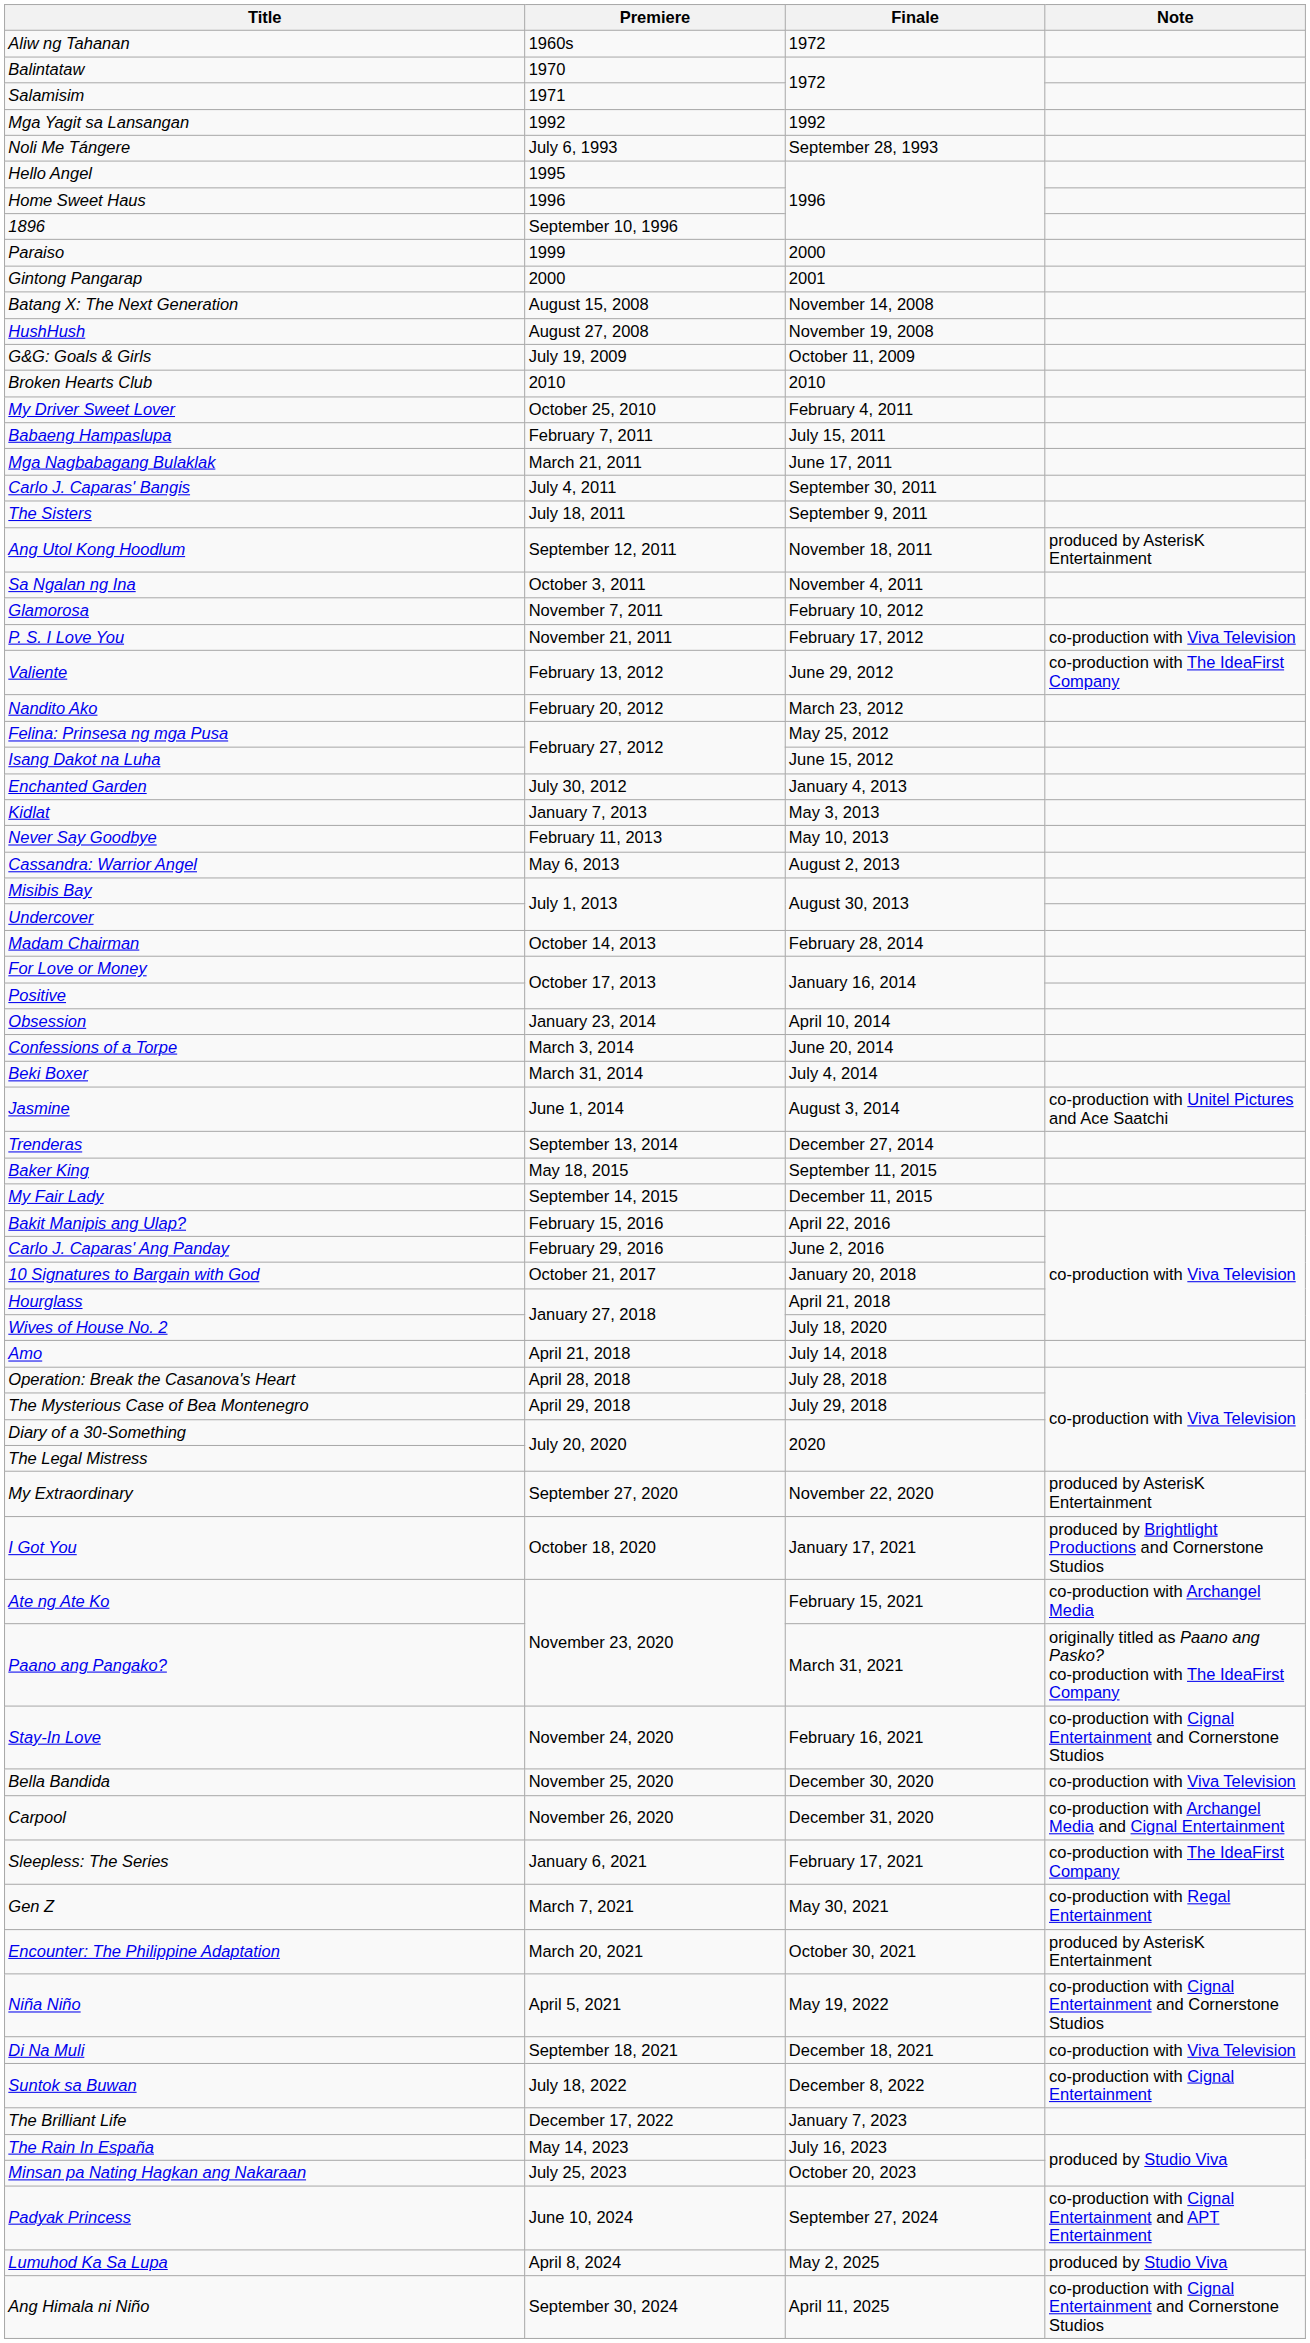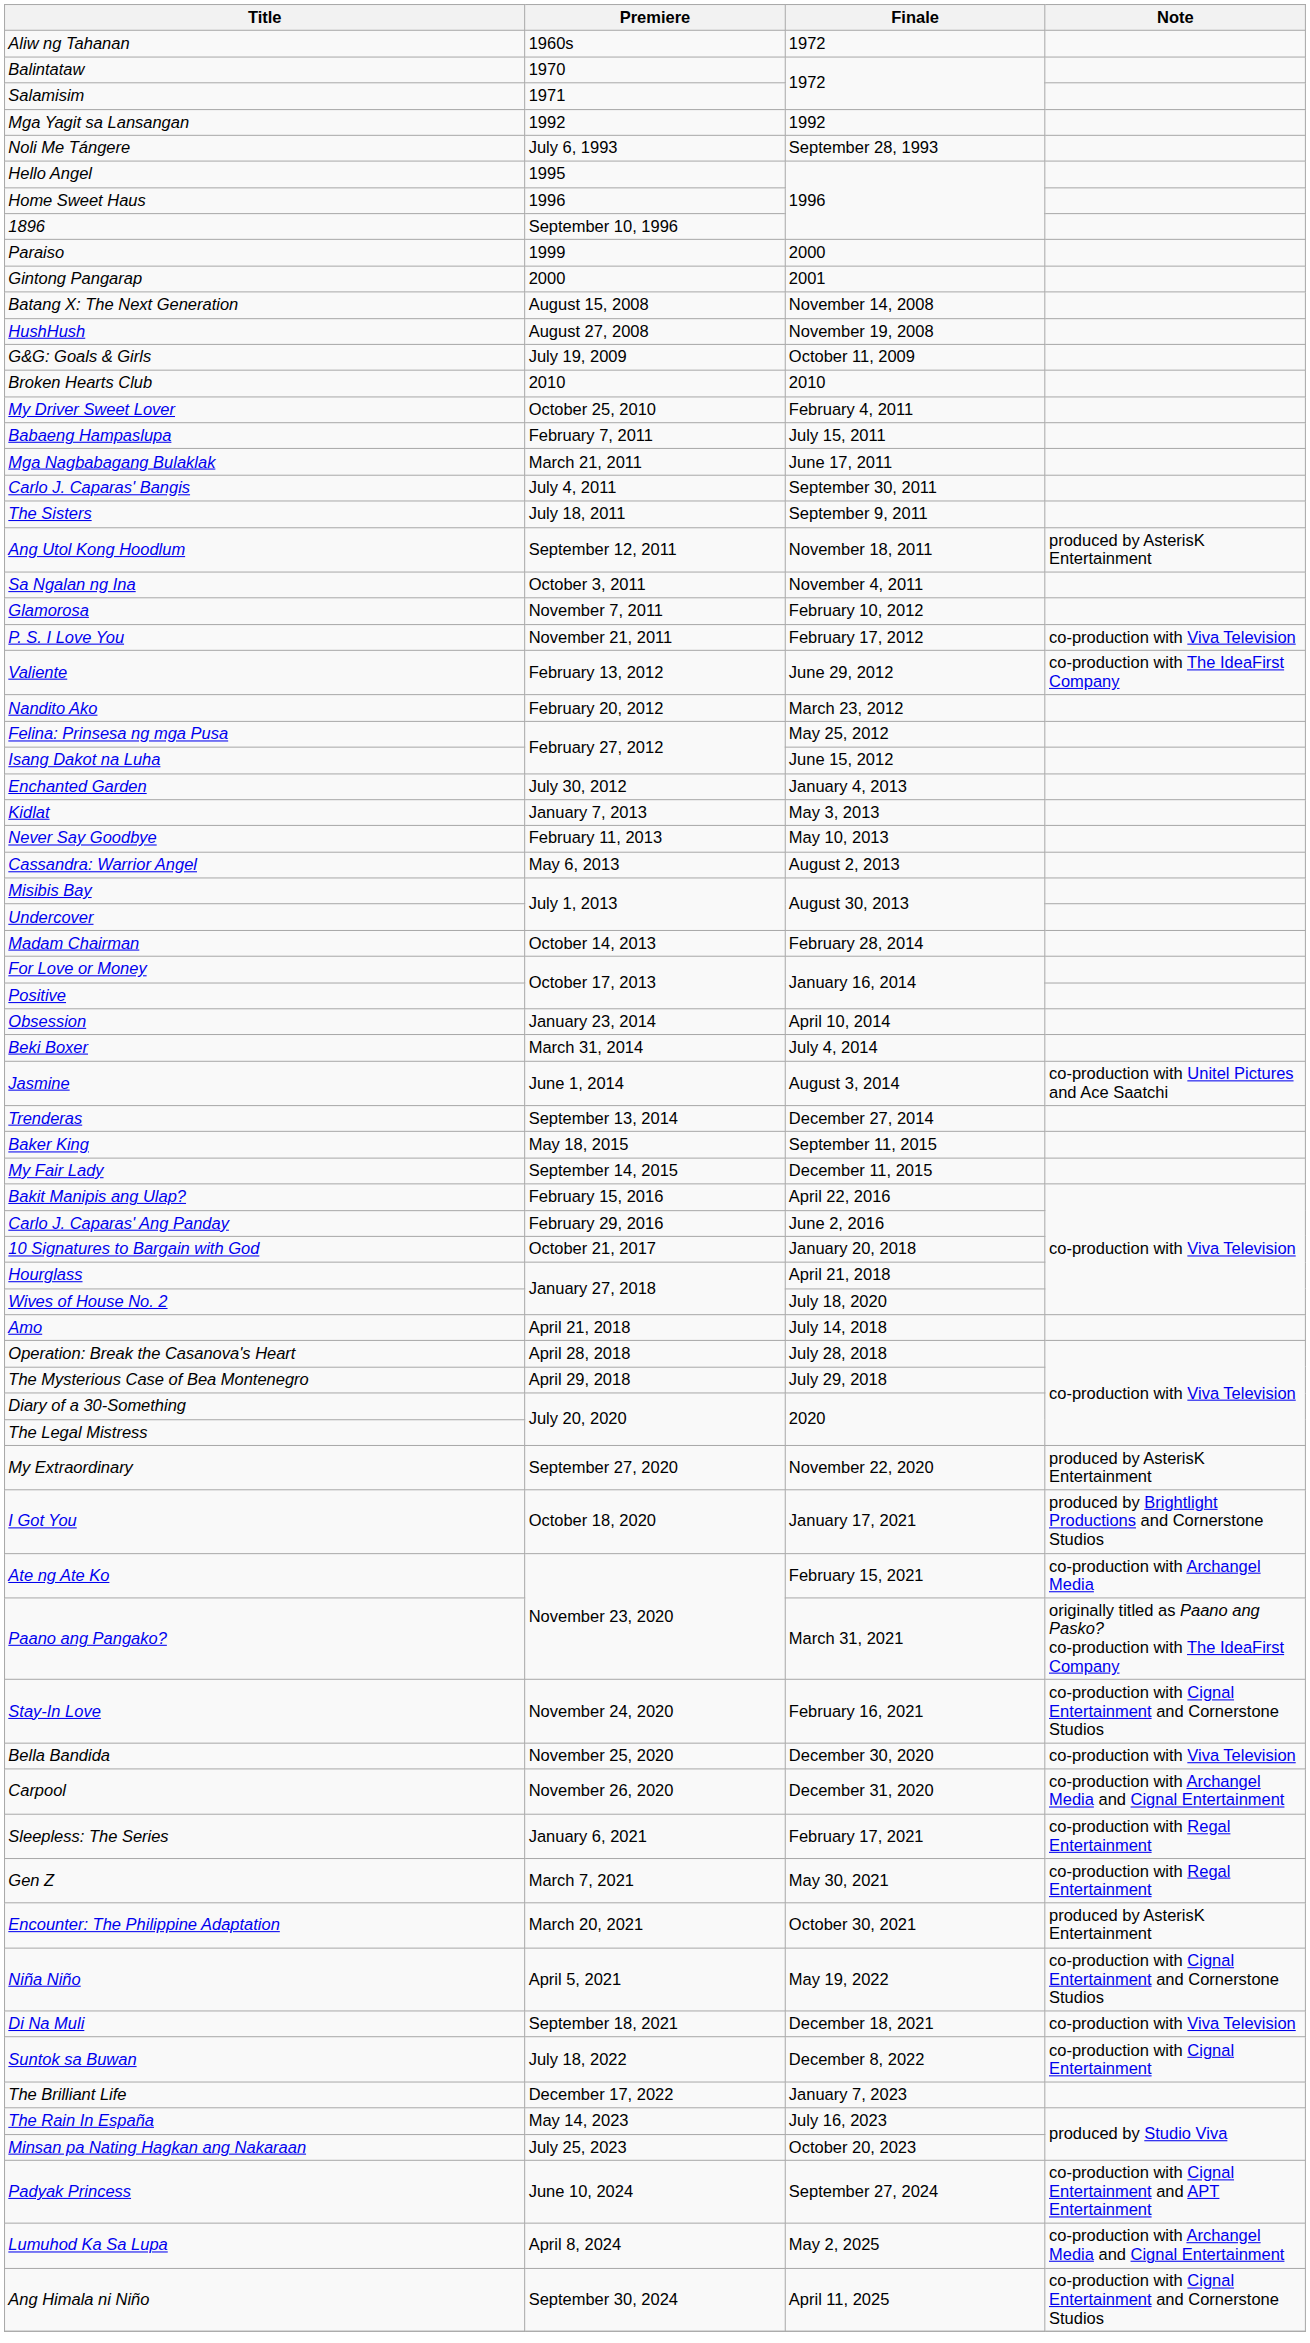- row: (93, 1047)
(1167, 1862) co-production with The IdeaFirst Company -> (1140, 1836) co-production with Regal Entertainment
(1138, 2262) produced by Studio Viva -> (1167, 2245) co-production with Archangel Media and Cignal Entertainment
